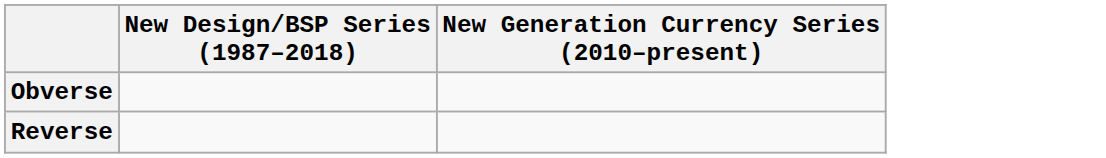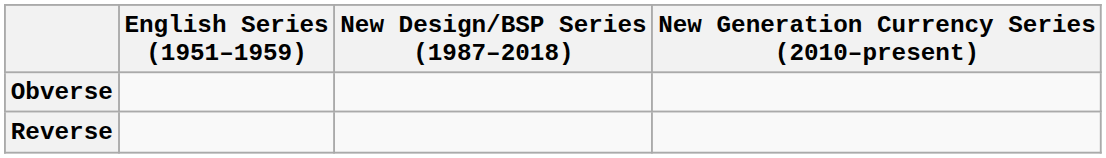+ column: (227, 39)
